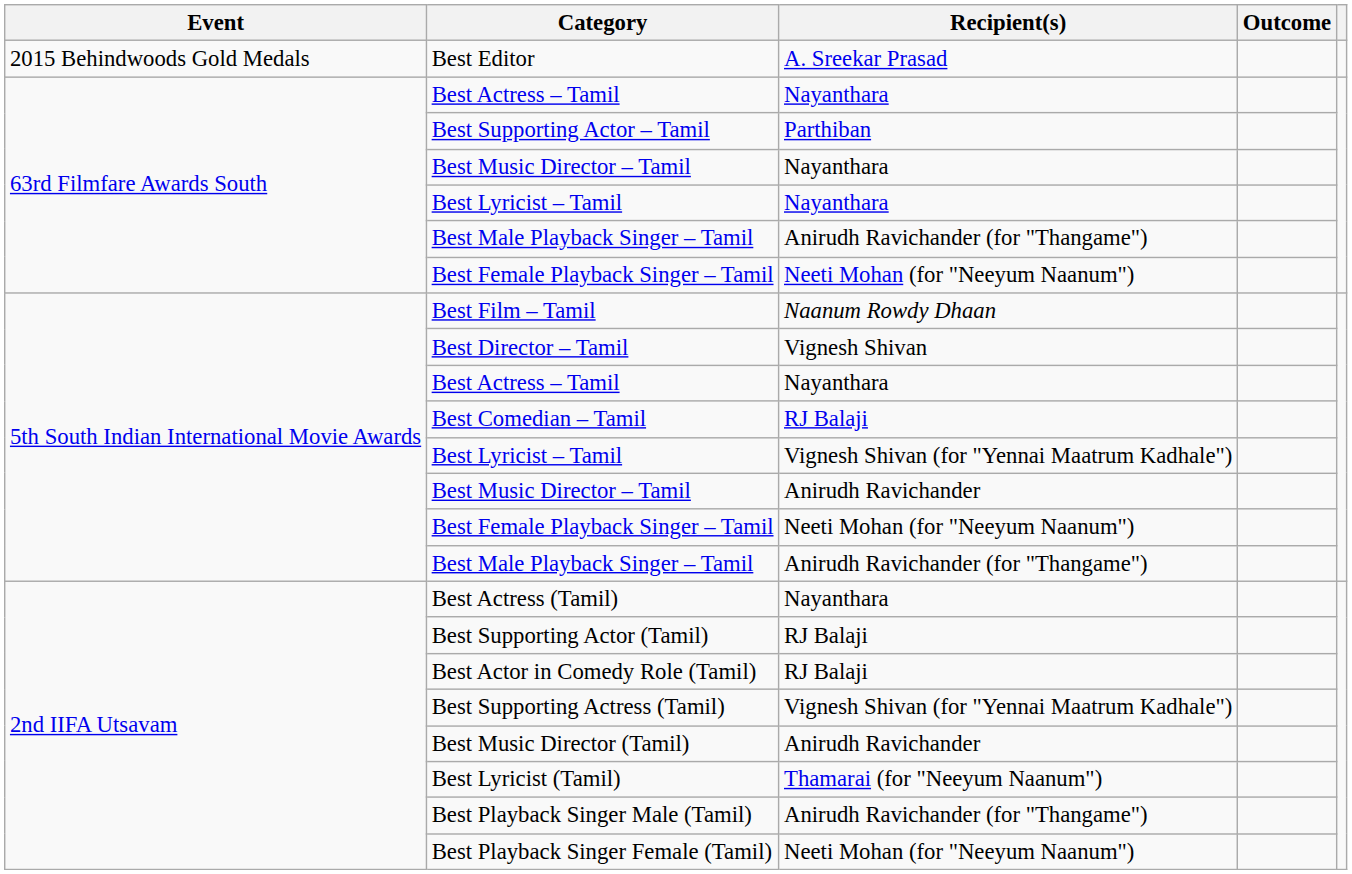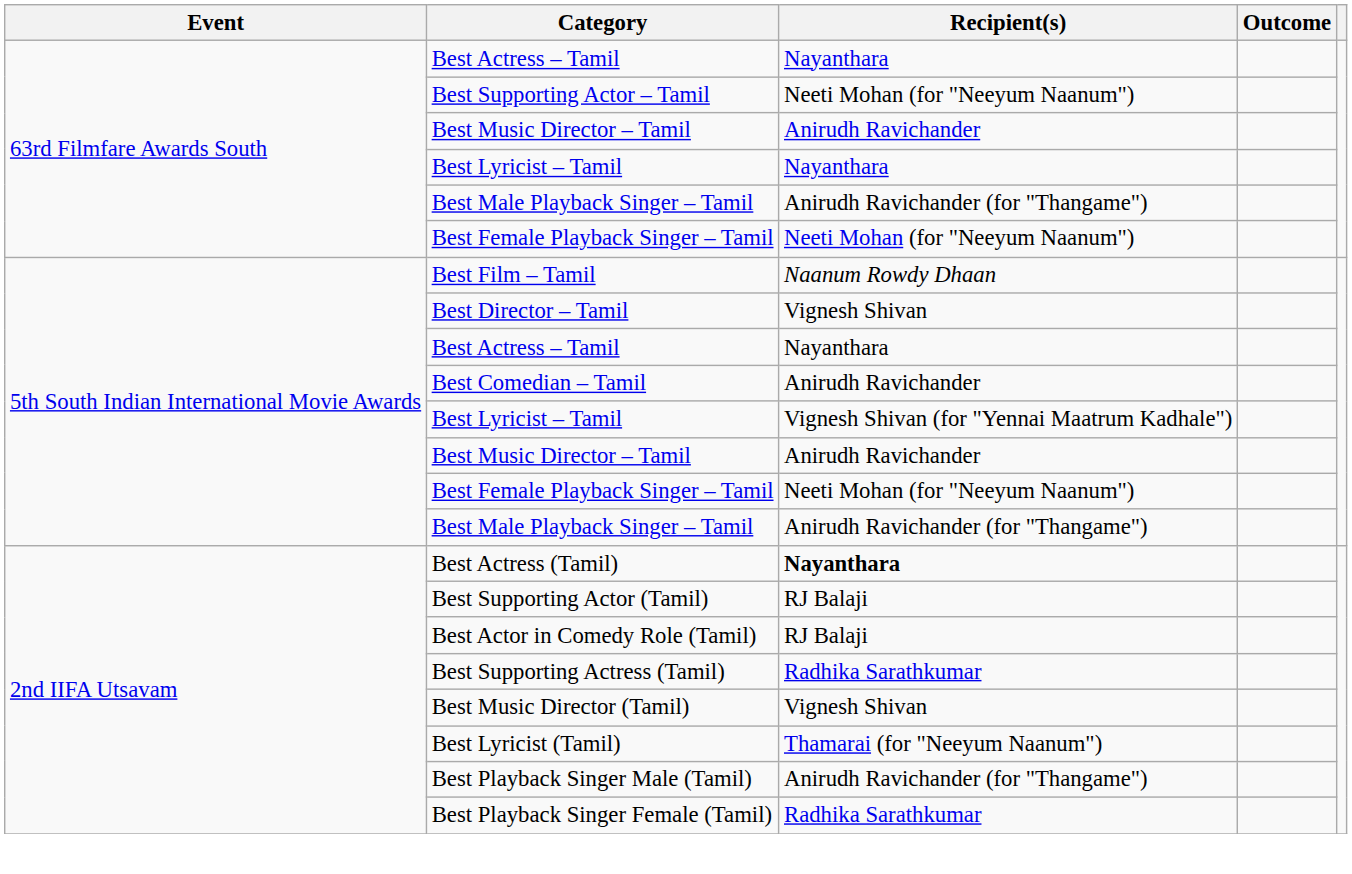- row: (160, 58)
(828, 130) Parthiban -> (959, 94) Neeti Mohan (for "Neeyum Naanum")
(836, 166) Nayanthara -> (882, 130) Anirudh Ravichander
(826, 418) RJ Balaji -> (882, 382) Anirudh Ravichander
(836, 599) normal -> (842, 563) bold
(1008, 707) Vignesh Shivan (for "Yennai Maatrum Kadhale") -> (883, 671) Radhika Sarathkumar
(882, 743) Anirudh Ravichander -> (856, 707) Vignesh Shivan
(959, 851) Neeti Mohan (for "Neeyum Naanum") -> (883, 815) Radhika Sarathkumar
